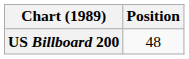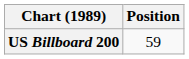(153, 41) 48 -> (153, 41) 59
